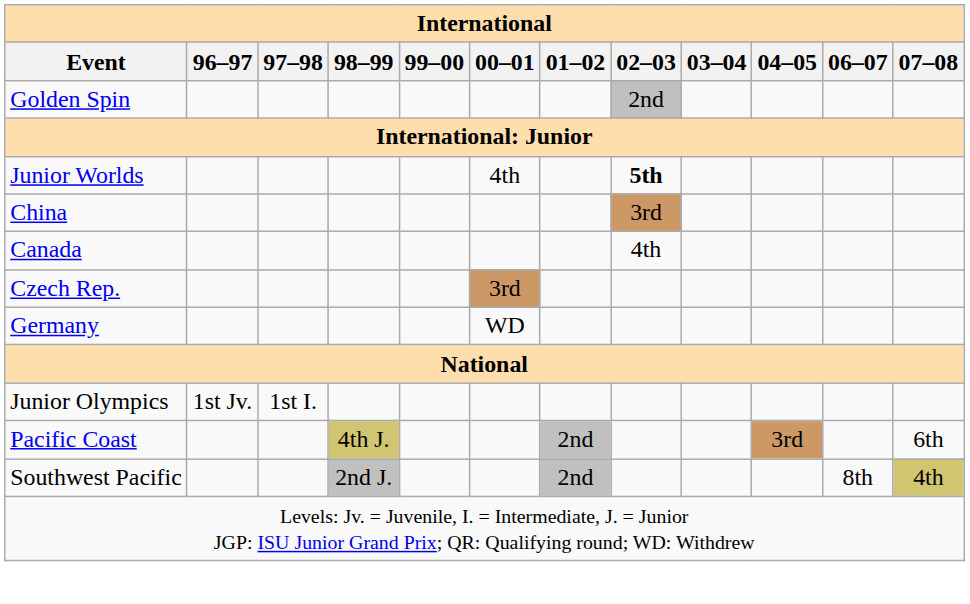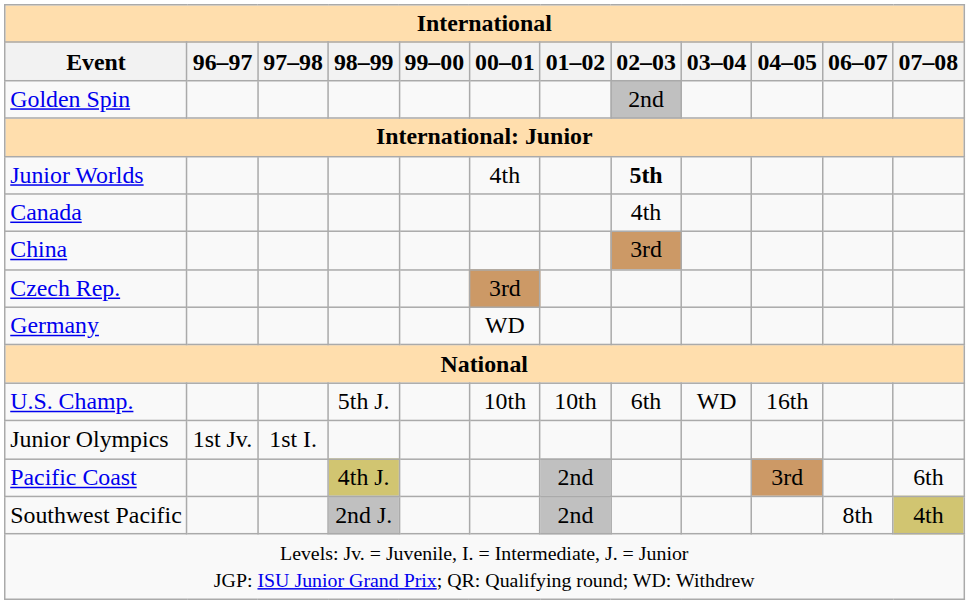rows swapped: (46, 250) <-> (39, 212)
+ row: (72, 401)
